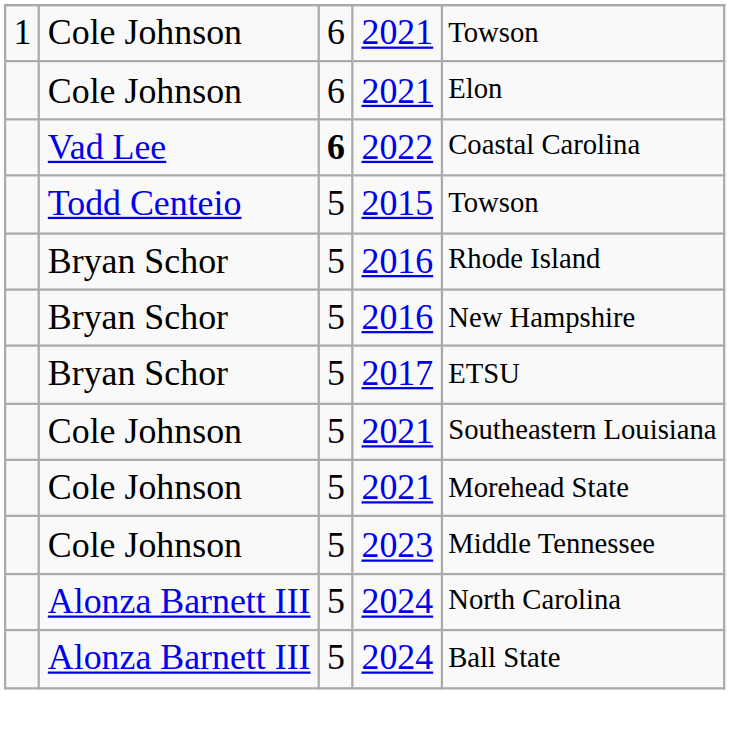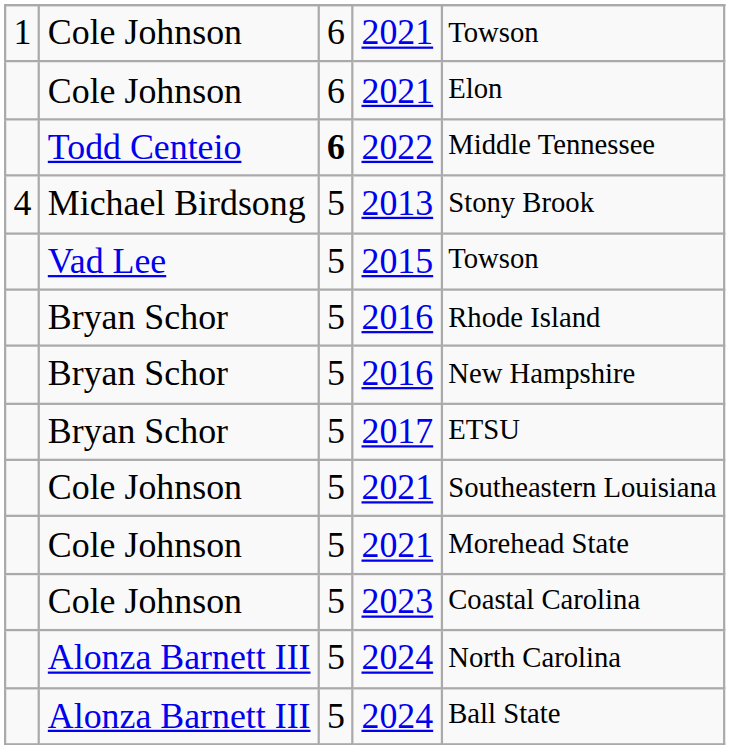(107, 146) Vad Lee -> (145, 146) Todd Centeio
(544, 146) Coastal Carolina -> (552, 146) Middle Tennessee
+ row: (22, 203)
(145, 203) Todd Centeio -> (107, 260) Vad Lee
(552, 544) Middle Tennessee -> (544, 601) Coastal Carolina
